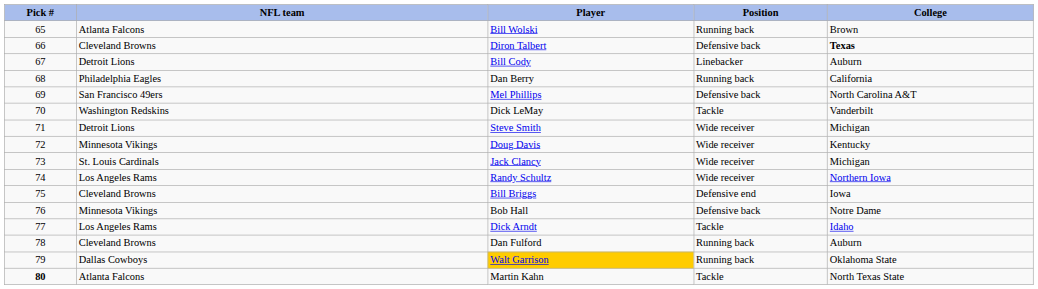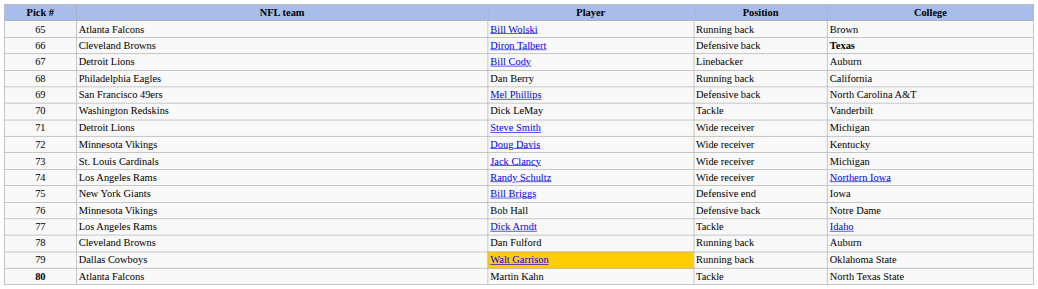(117, 194) Cleveland Browns -> (115, 194) New York Giants
